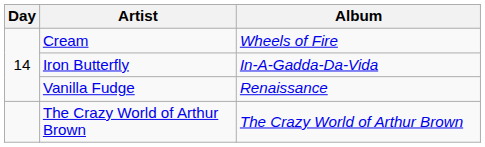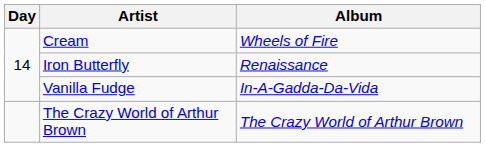(309, 64) In-A-Gadda-Da-Vida -> (284, 64) Renaissance
(284, 88) Renaissance -> (309, 88) In-A-Gadda-Da-Vida
